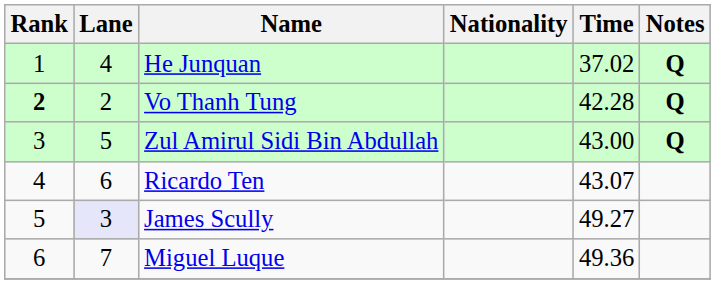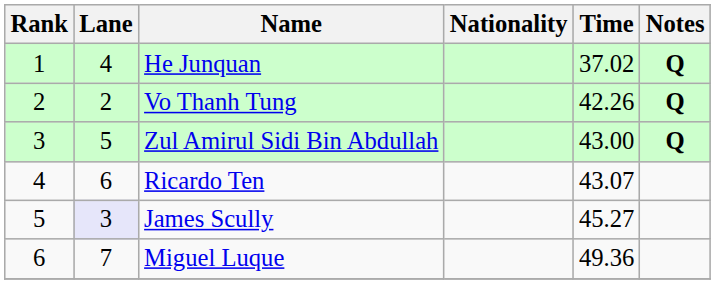(39, 102) bold -> (39, 102) normal
(607, 102) 42.28 -> (607, 102) 42.26
(607, 219) 49.27 -> (607, 219) 45.27
